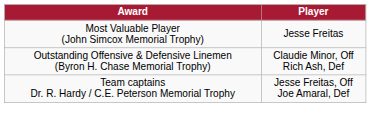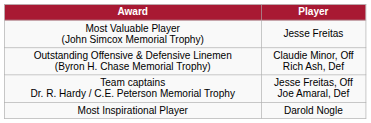+ row: (133, 110)
